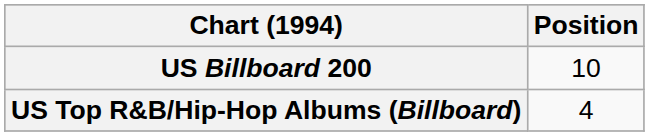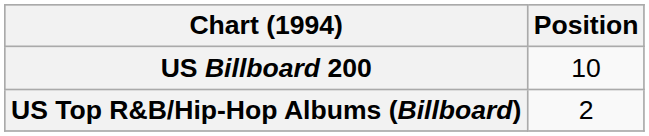(586, 109) 4 -> (586, 109) 2
